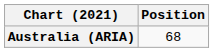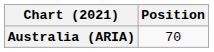(173, 37) 68 -> (173, 37) 70
